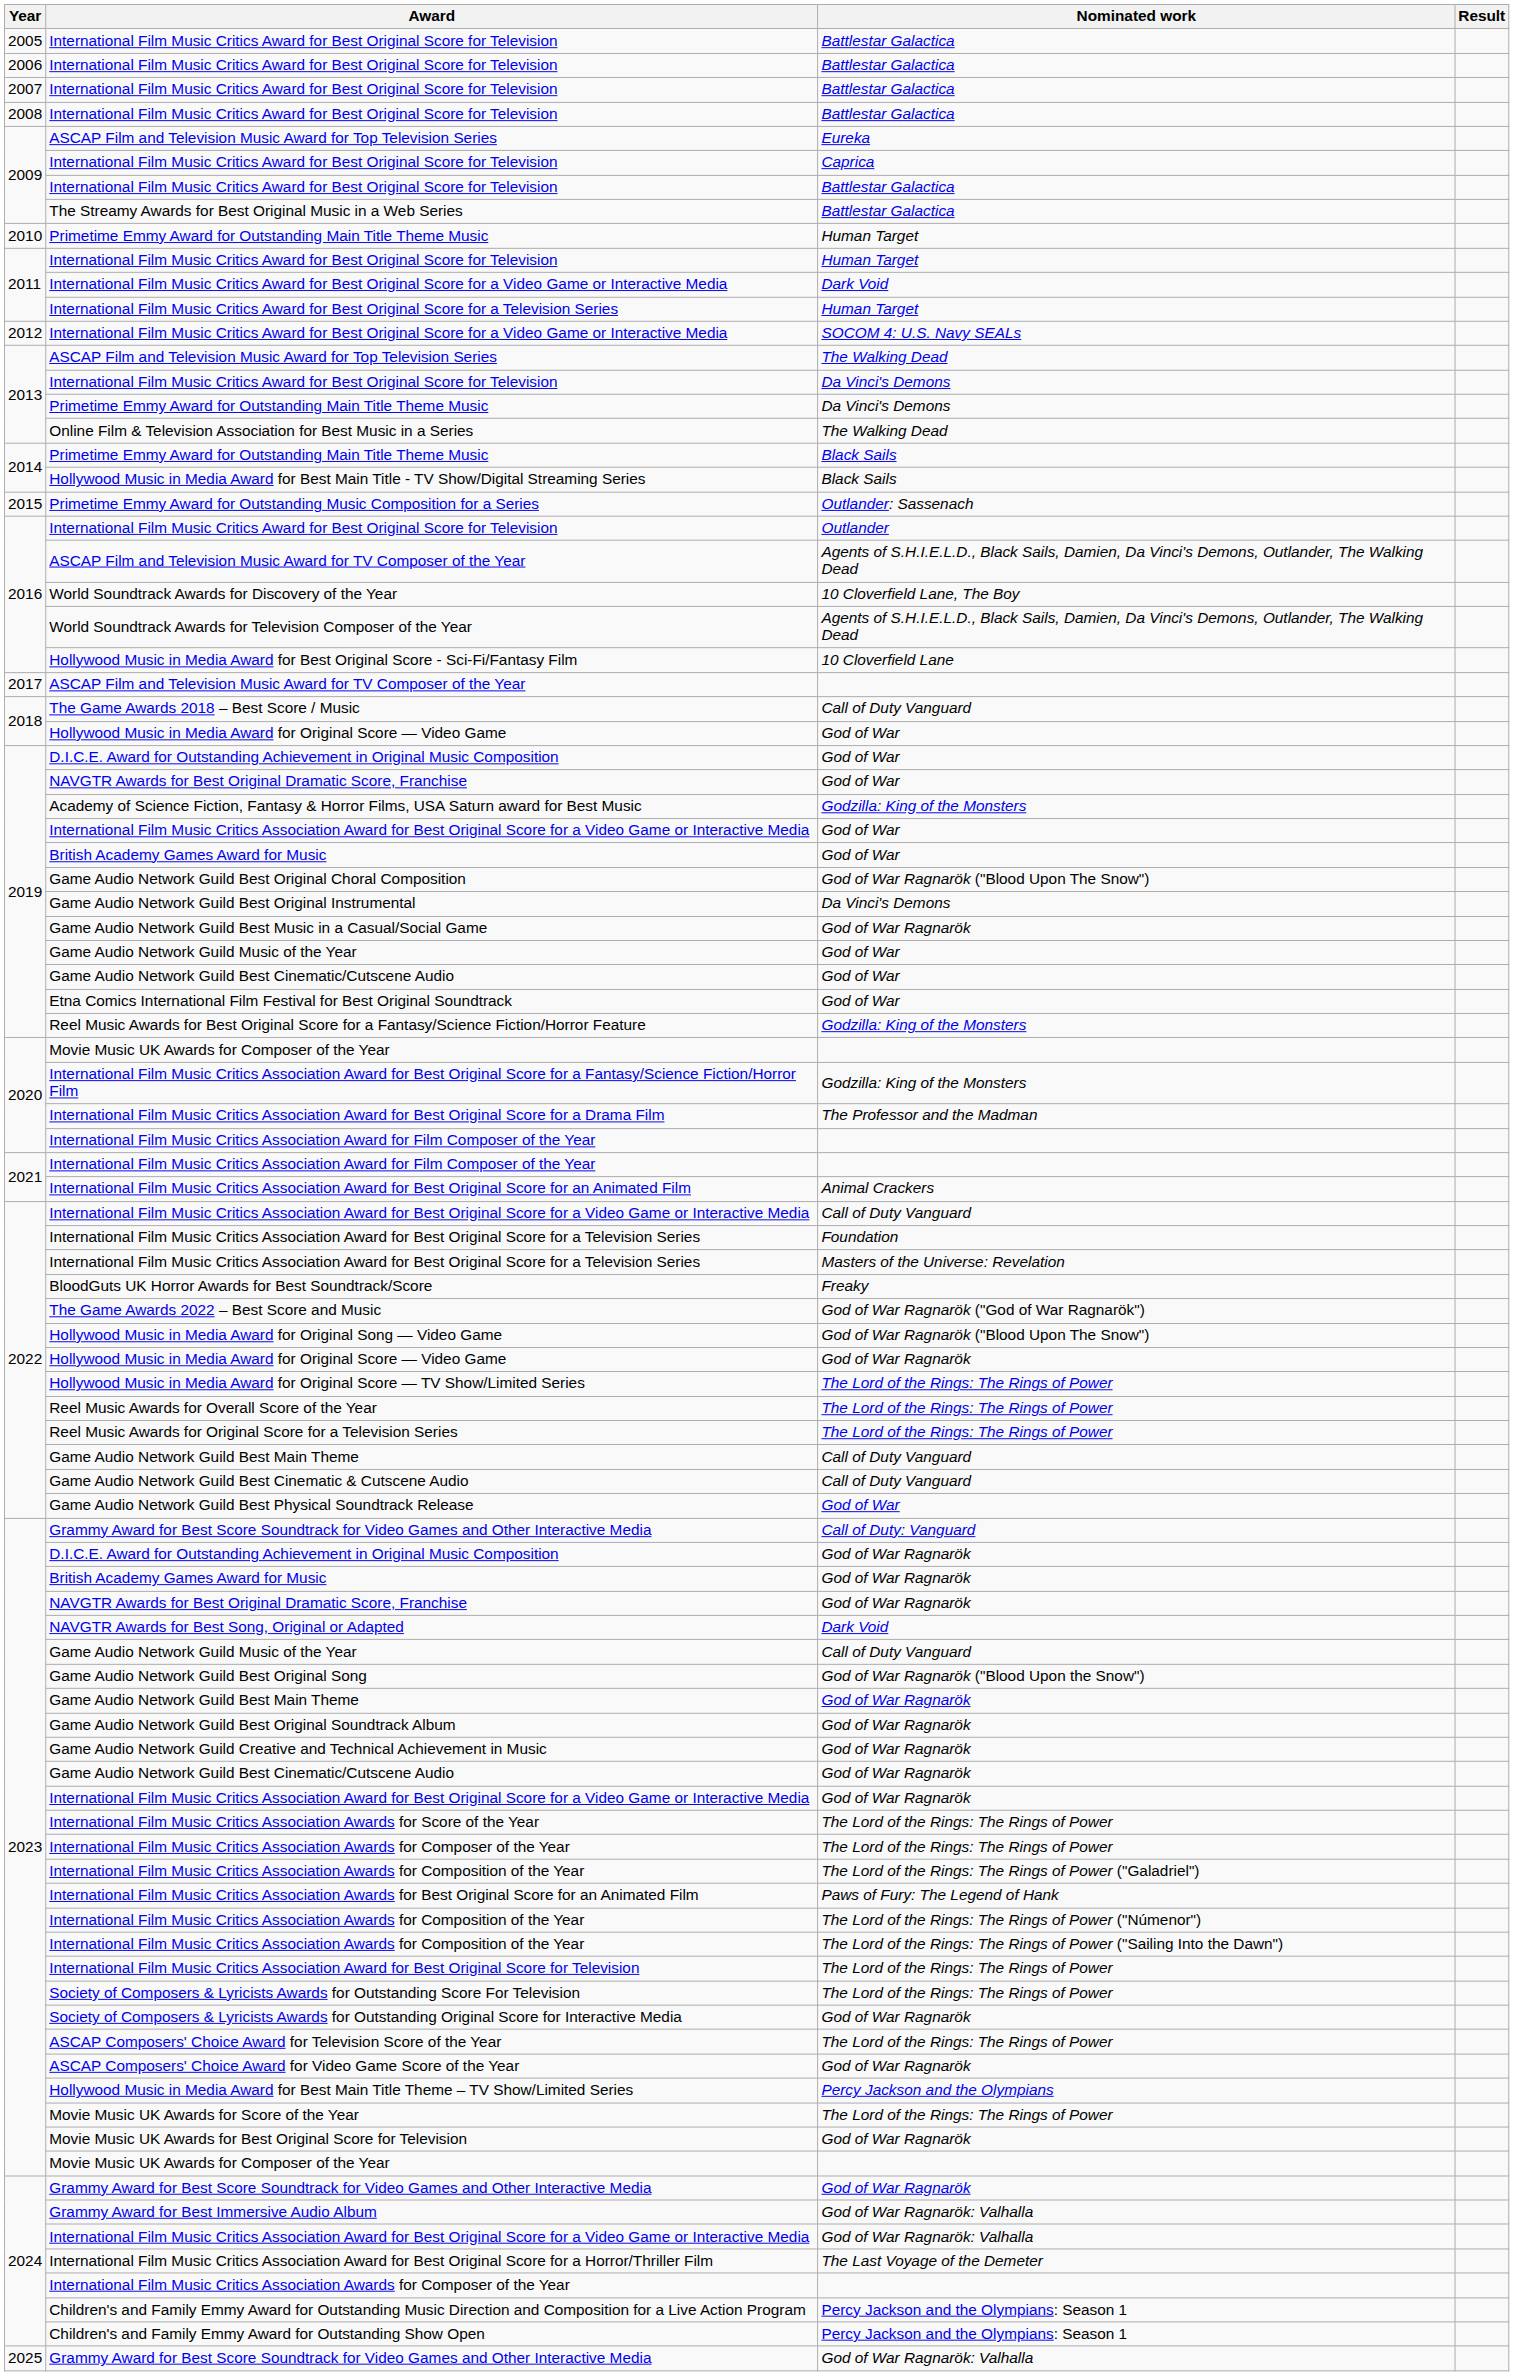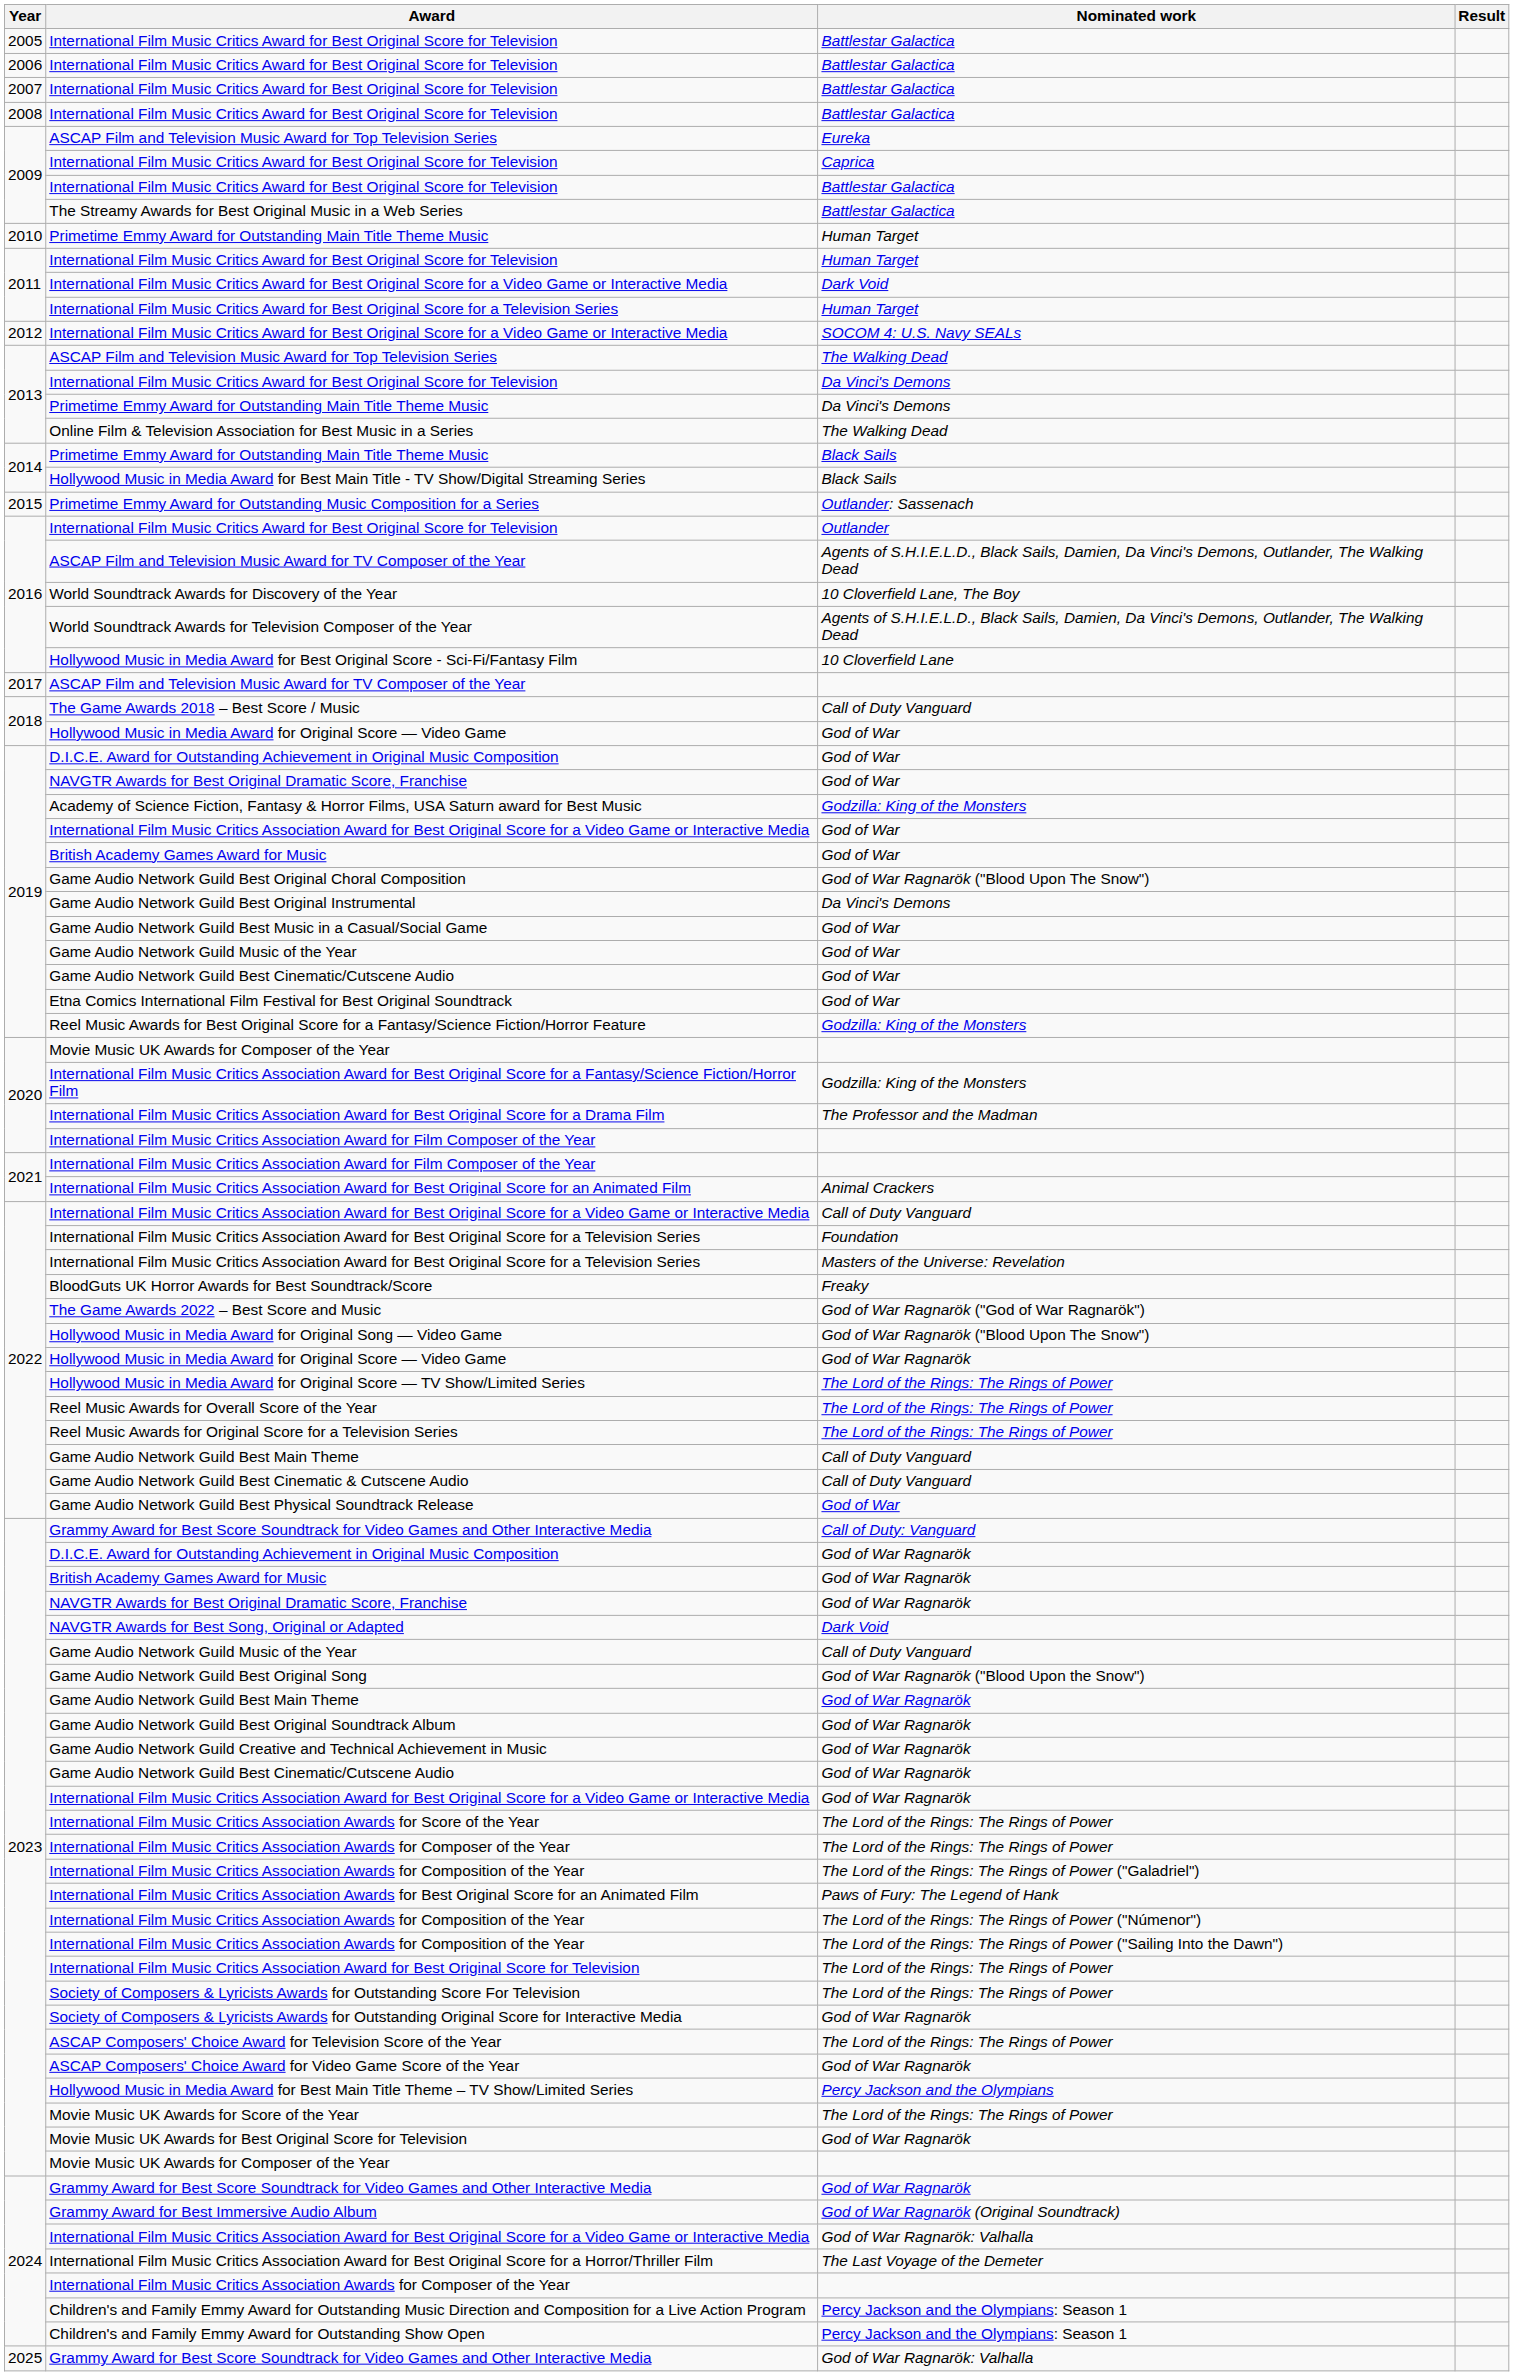(896, 928) God of War Ragnarök -> (861, 928) God of War
(927, 2212) God of War Ragnarök: Valhalla -> (971, 2212) God of War Ragnarök (Original Soundtrack)
